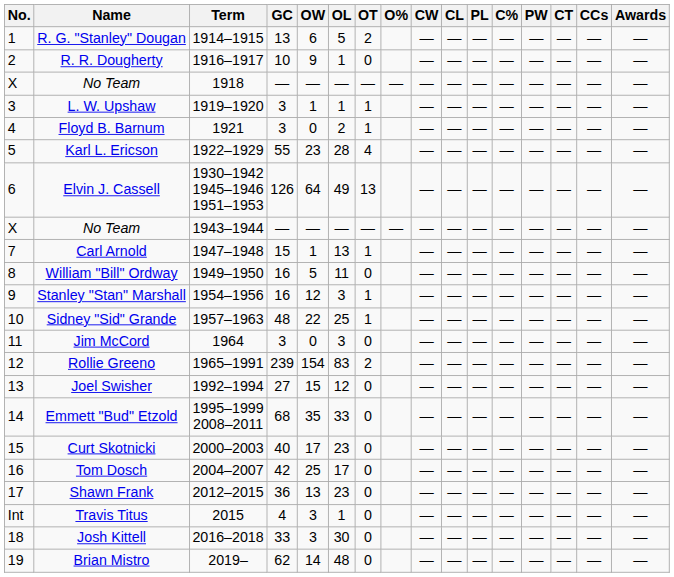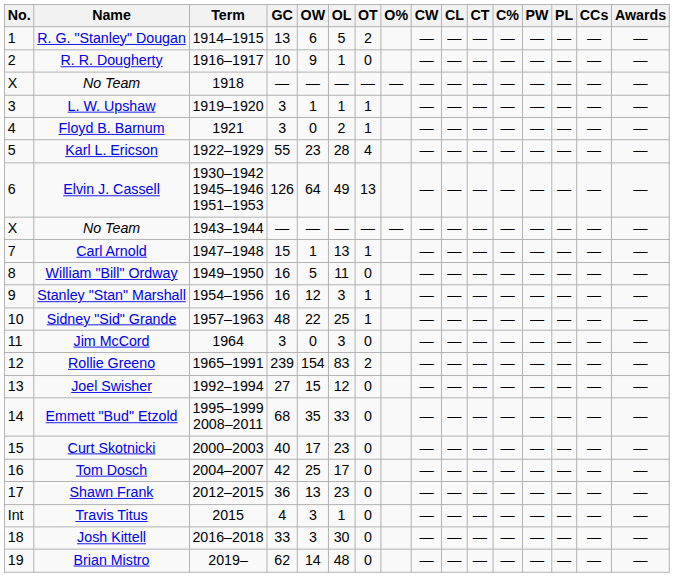columns swapped: (564, 15) <-> (480, 15)
